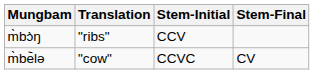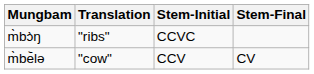(171, 36) CCV -> (176, 36) CCVC
(176, 58) CCVC -> (171, 58) CCV
